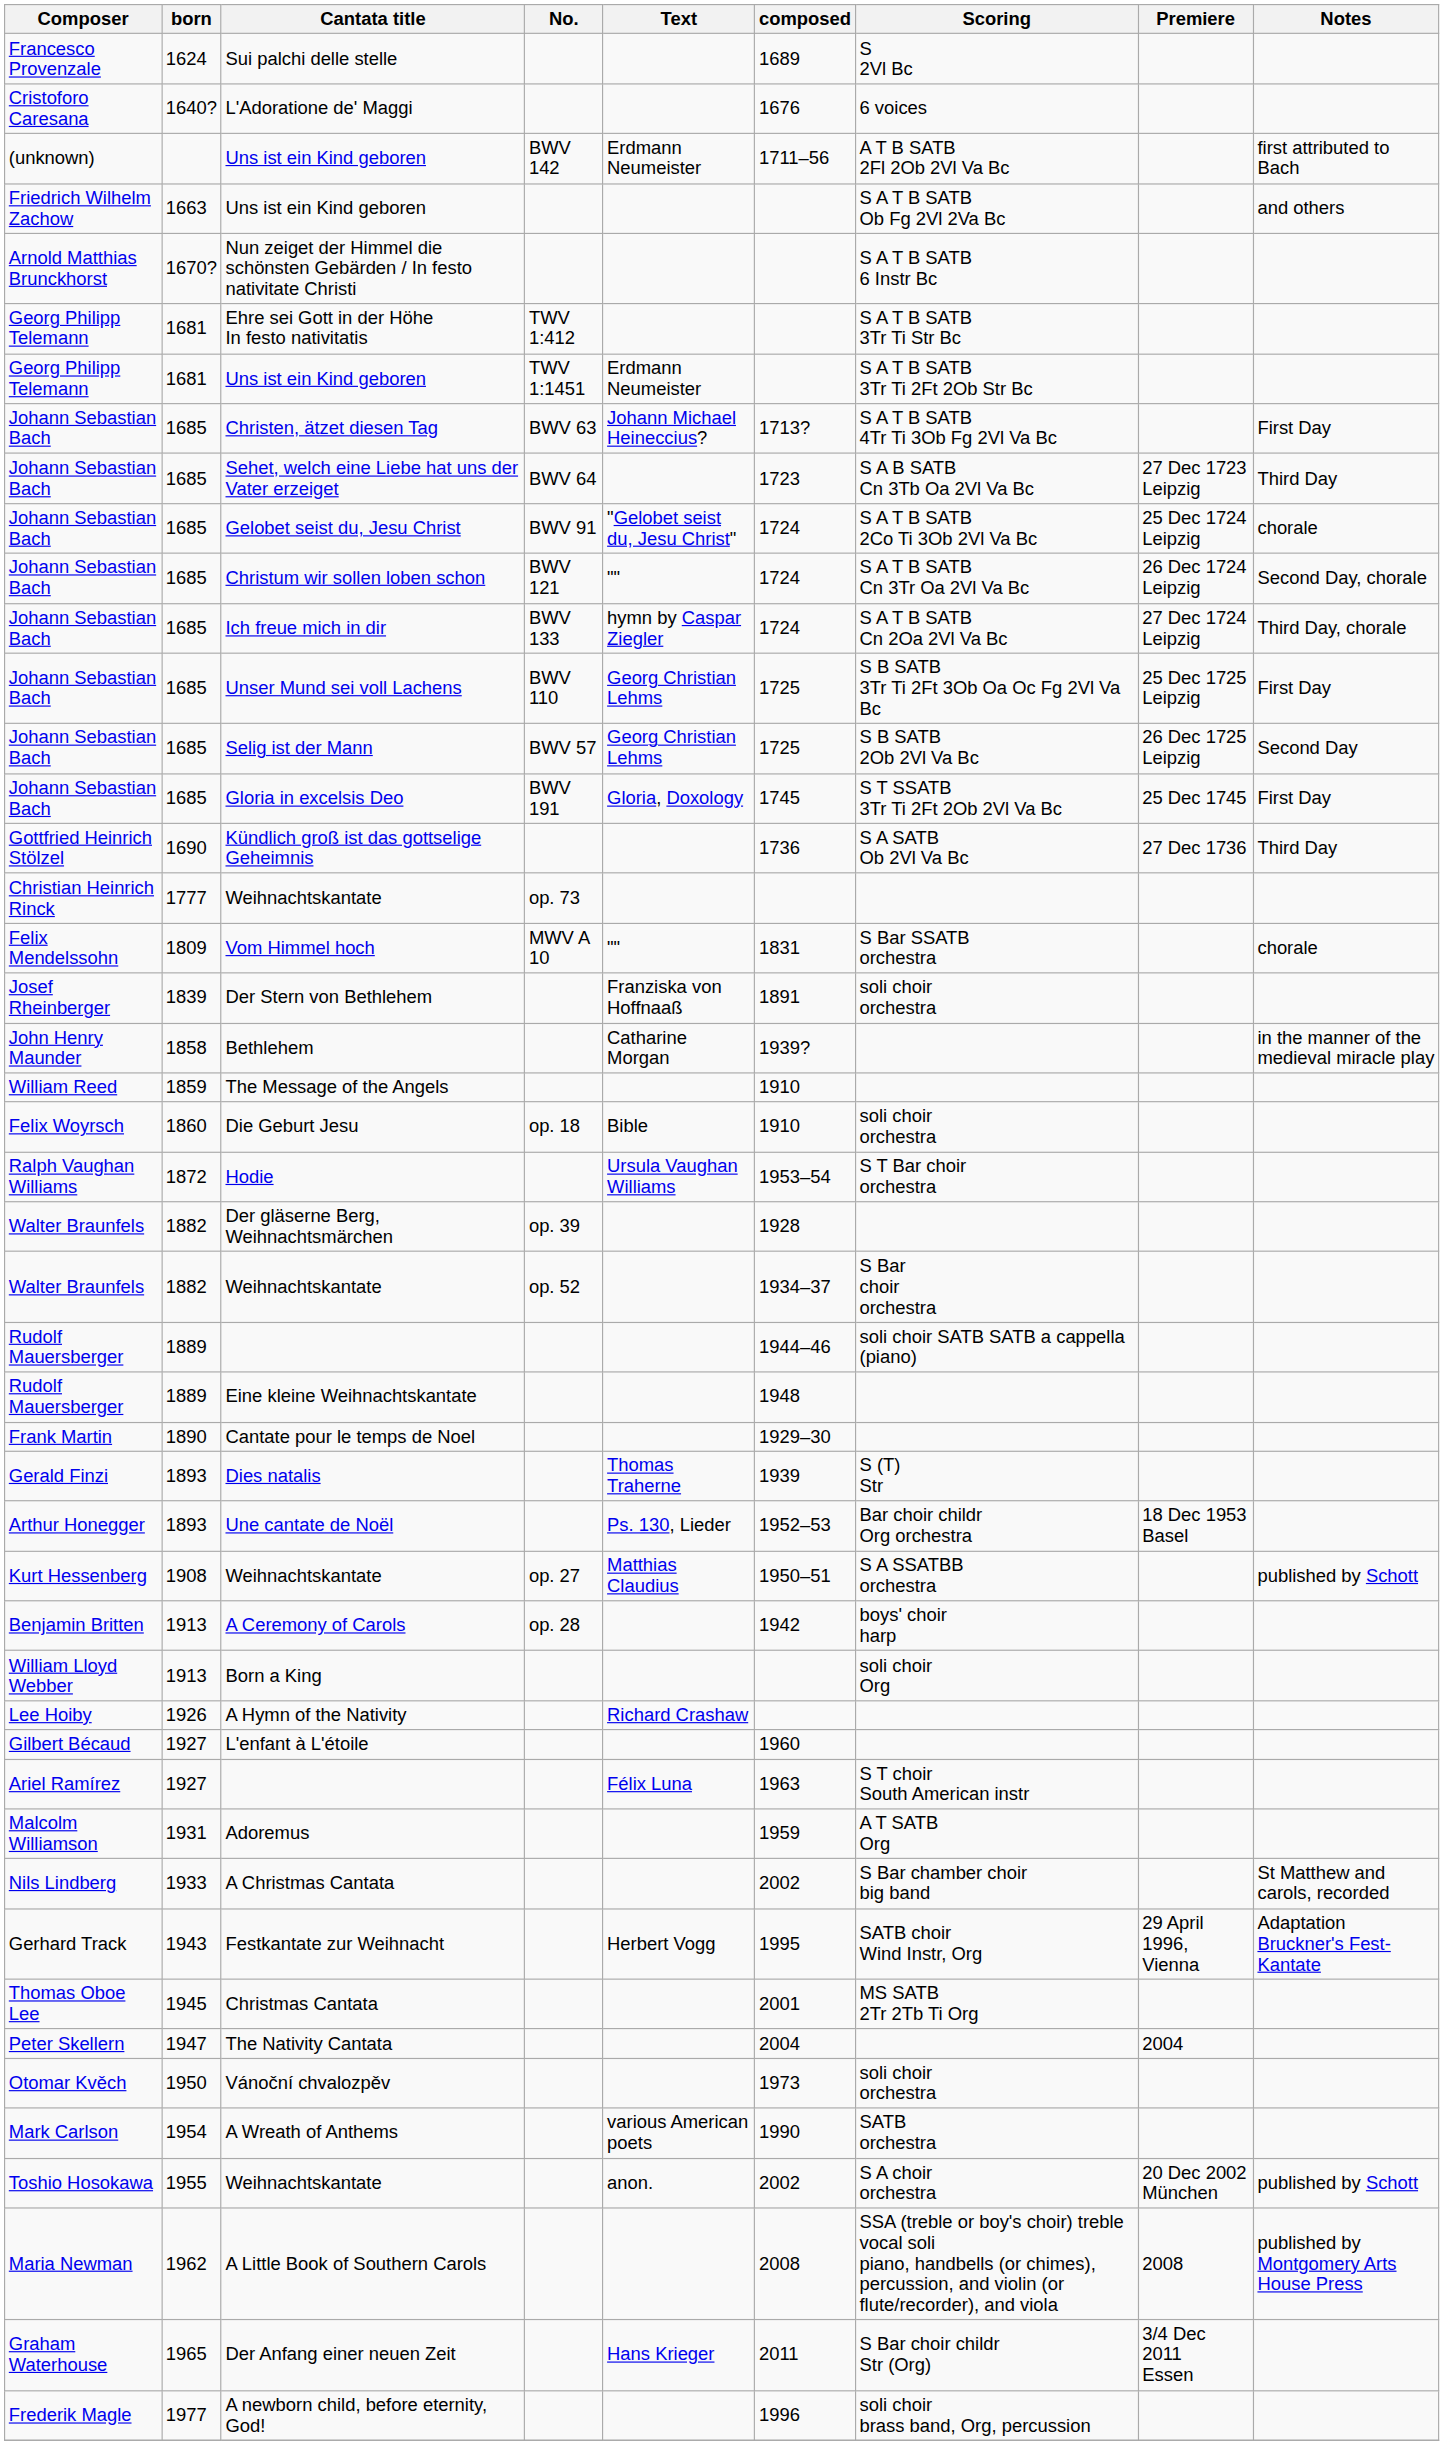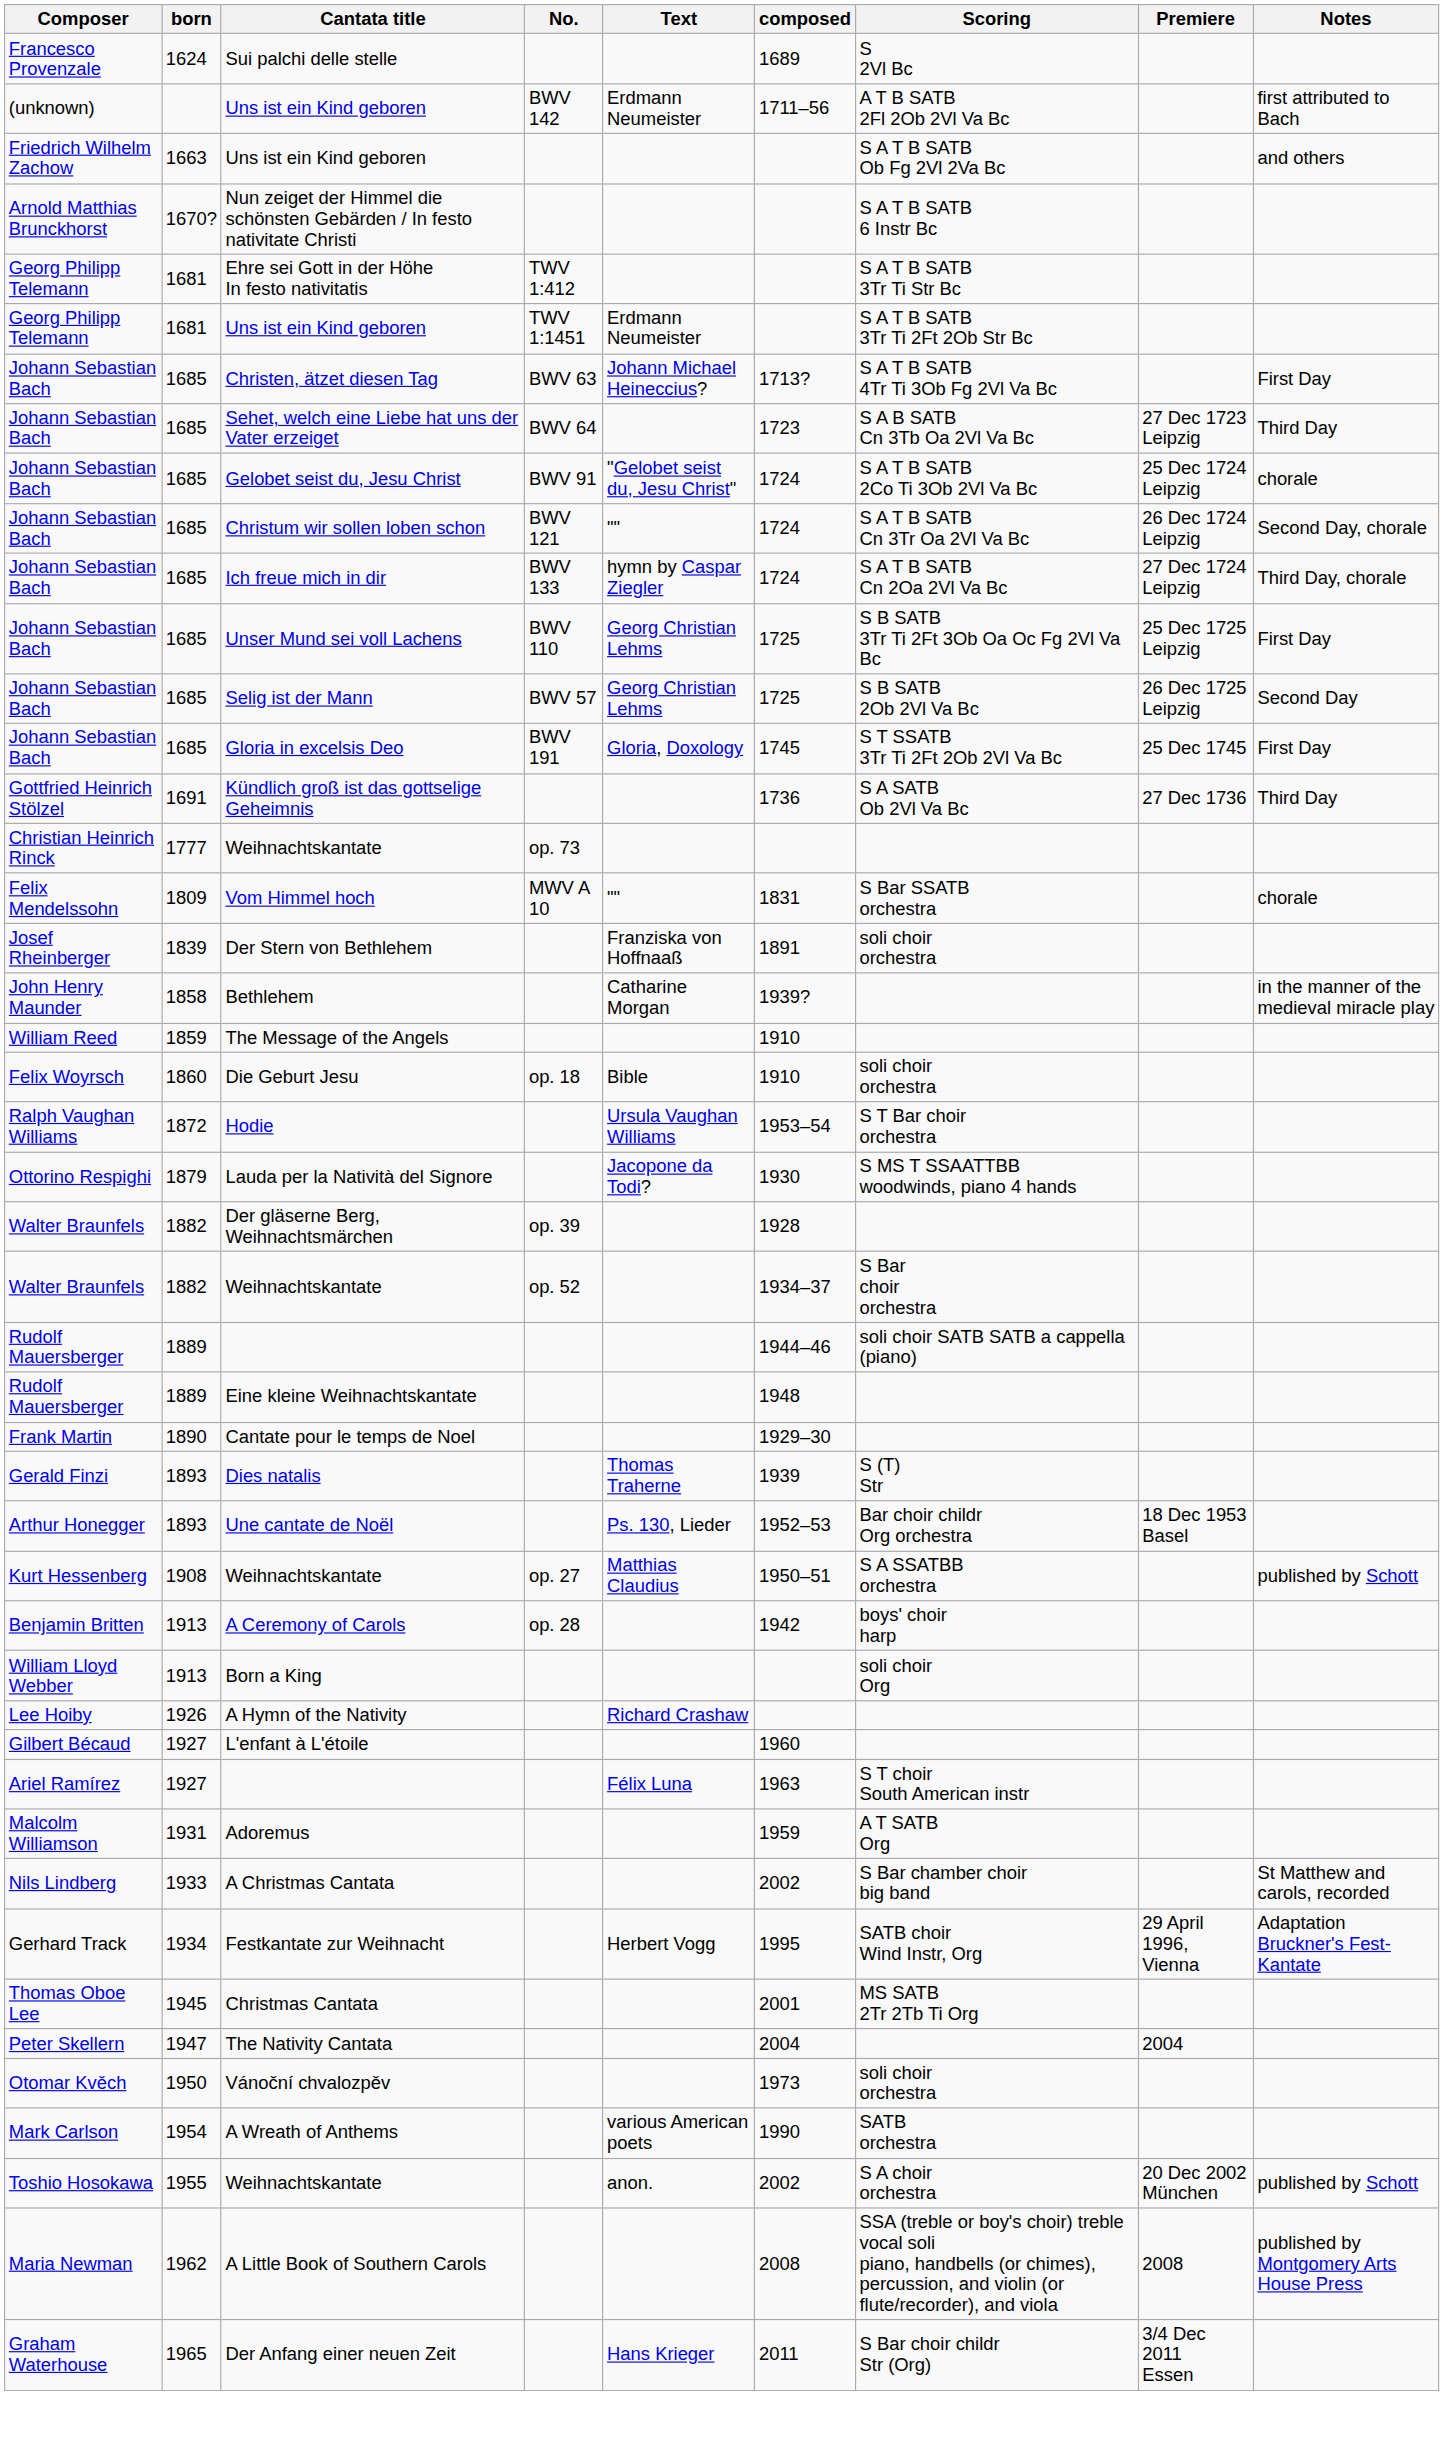- row: (49, 108)
(186, 848) 1690 -> (186, 798) 1691
+ row: (80, 1176)
(186, 1943) 1943 -> (186, 1943) 1934
- row: (70, 2415)
